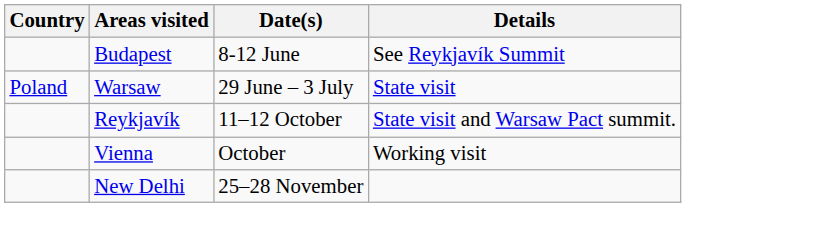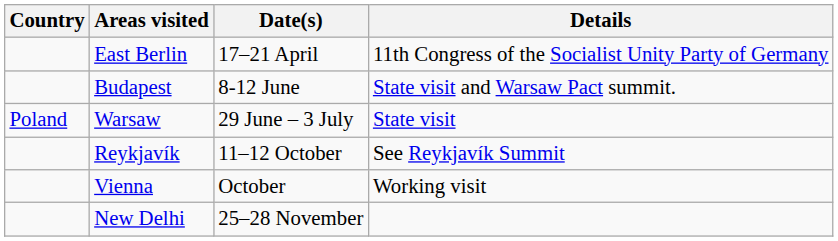+ row: (141, 53)
(469, 53) See Reykjavík Summit -> (524, 86) State visit and Warsaw Pact summit.
(524, 119) State visit and Warsaw Pact summit. -> (469, 152) See Reykjavík Summit
